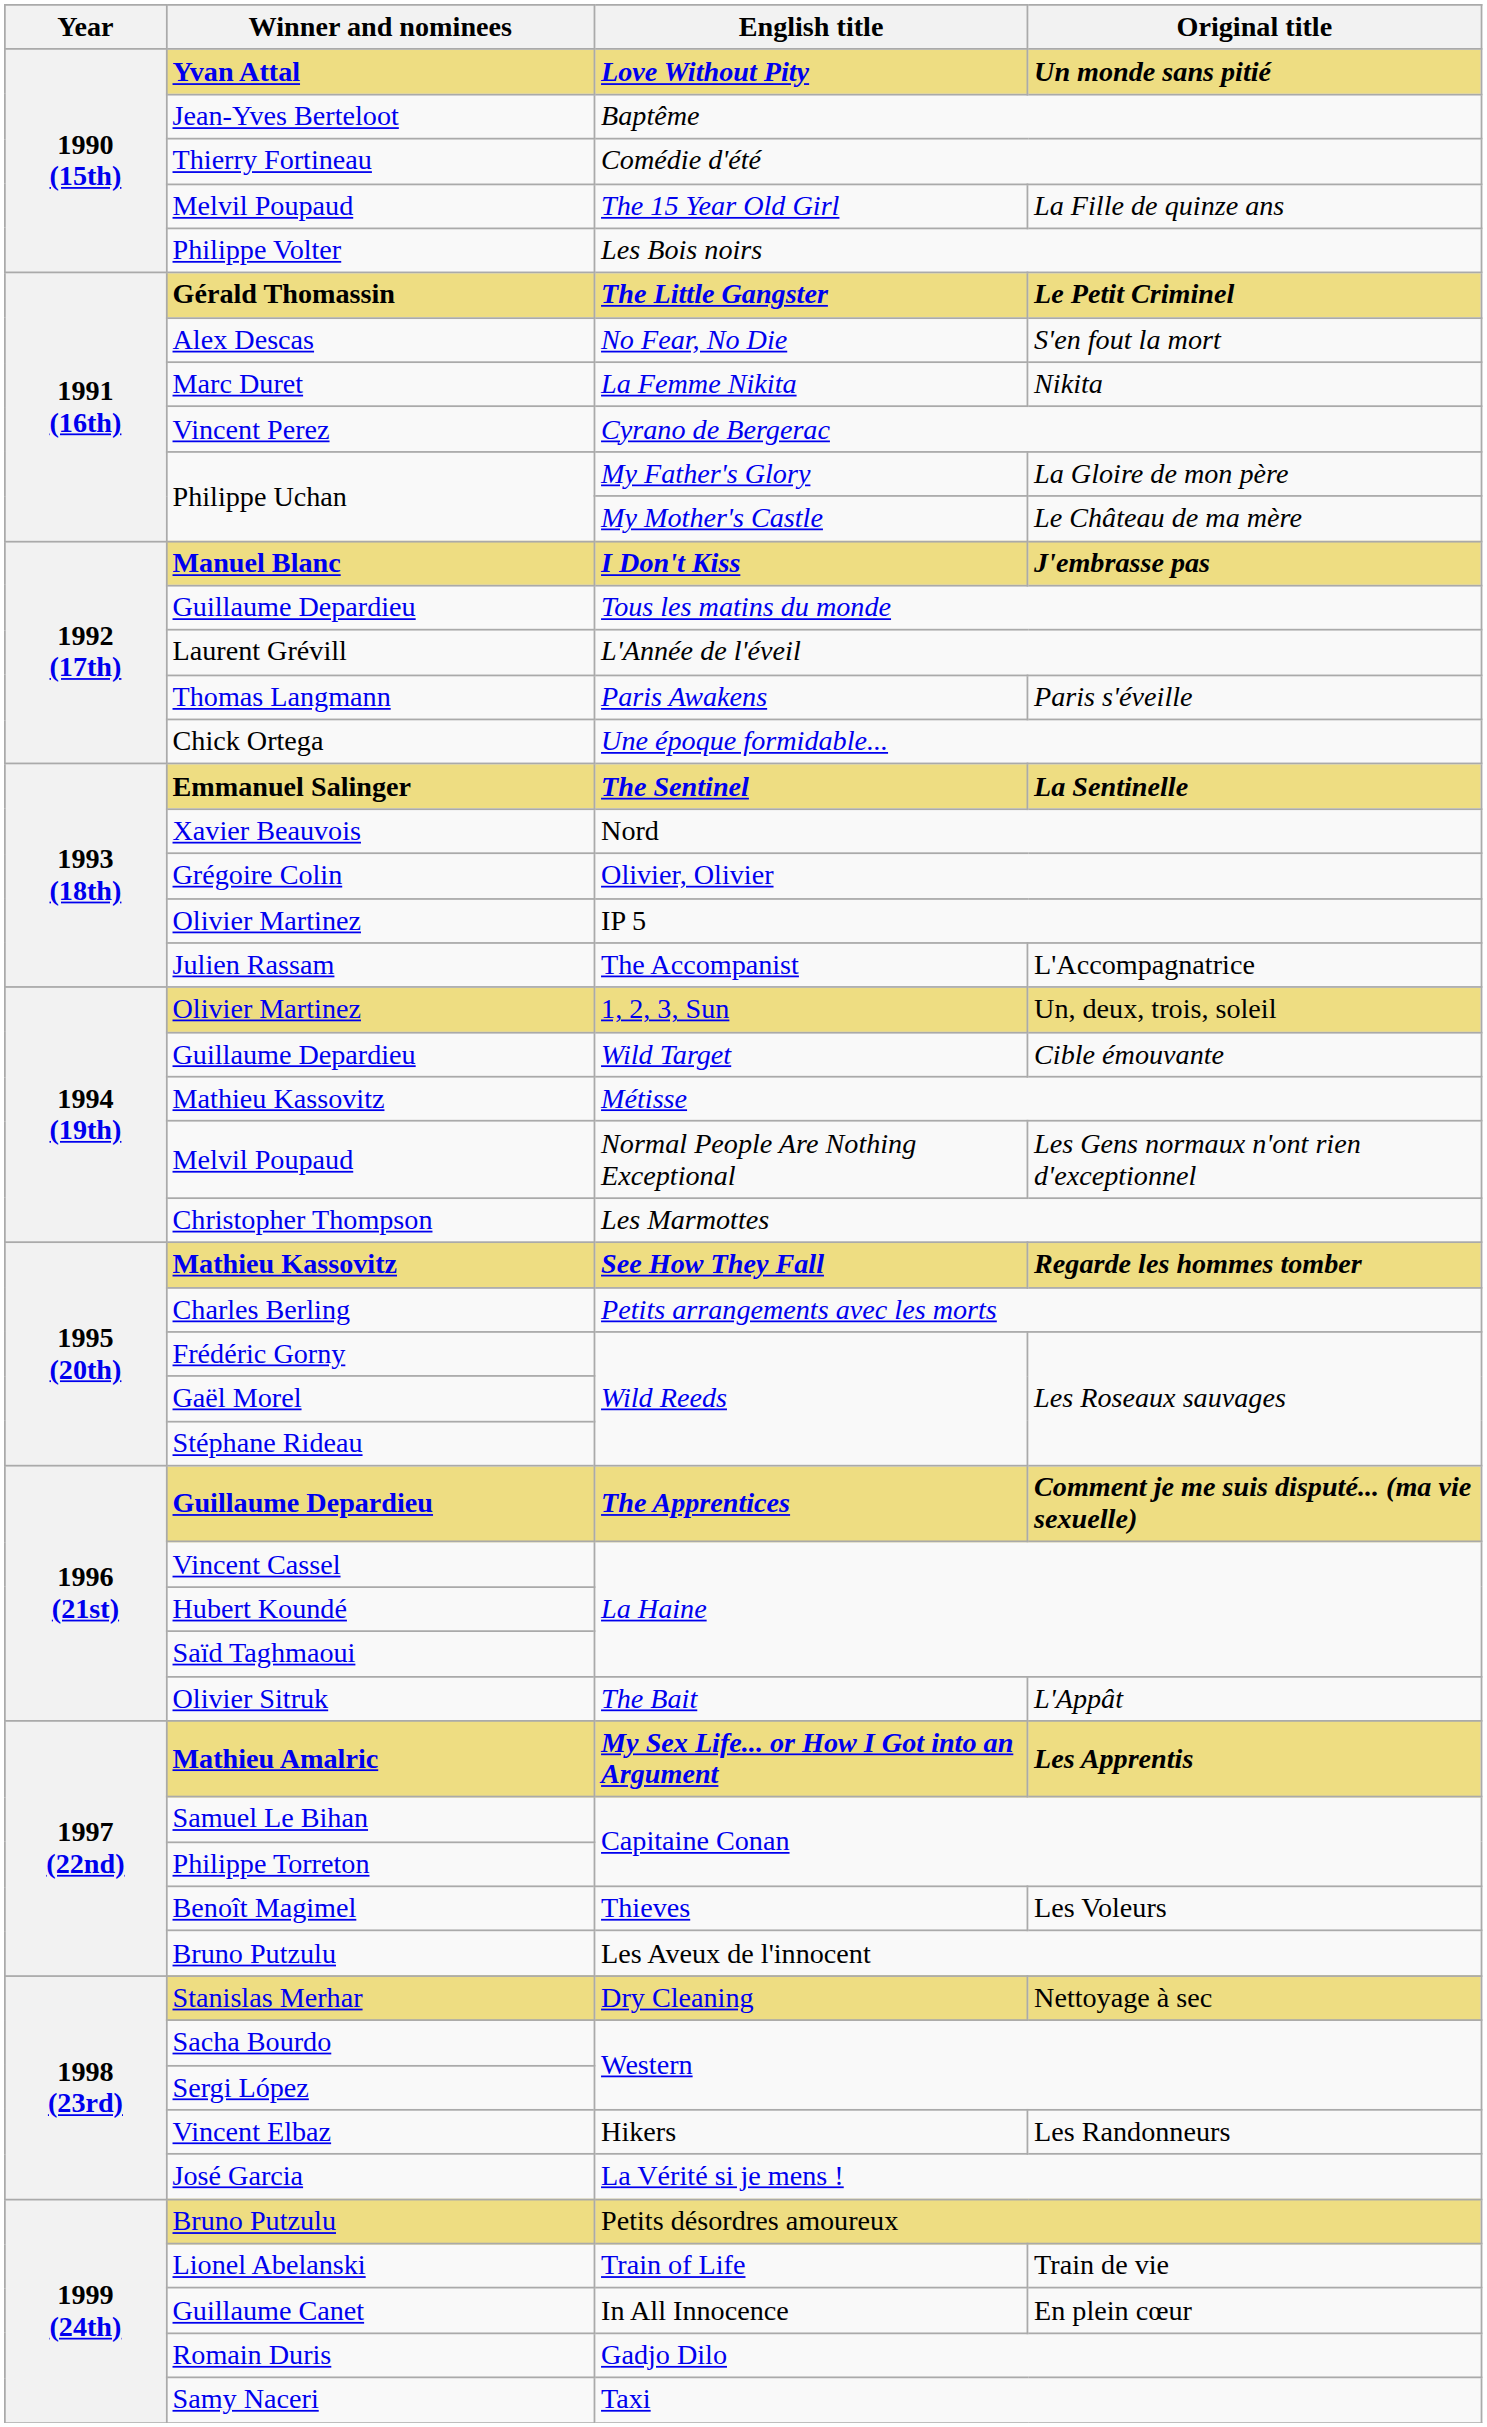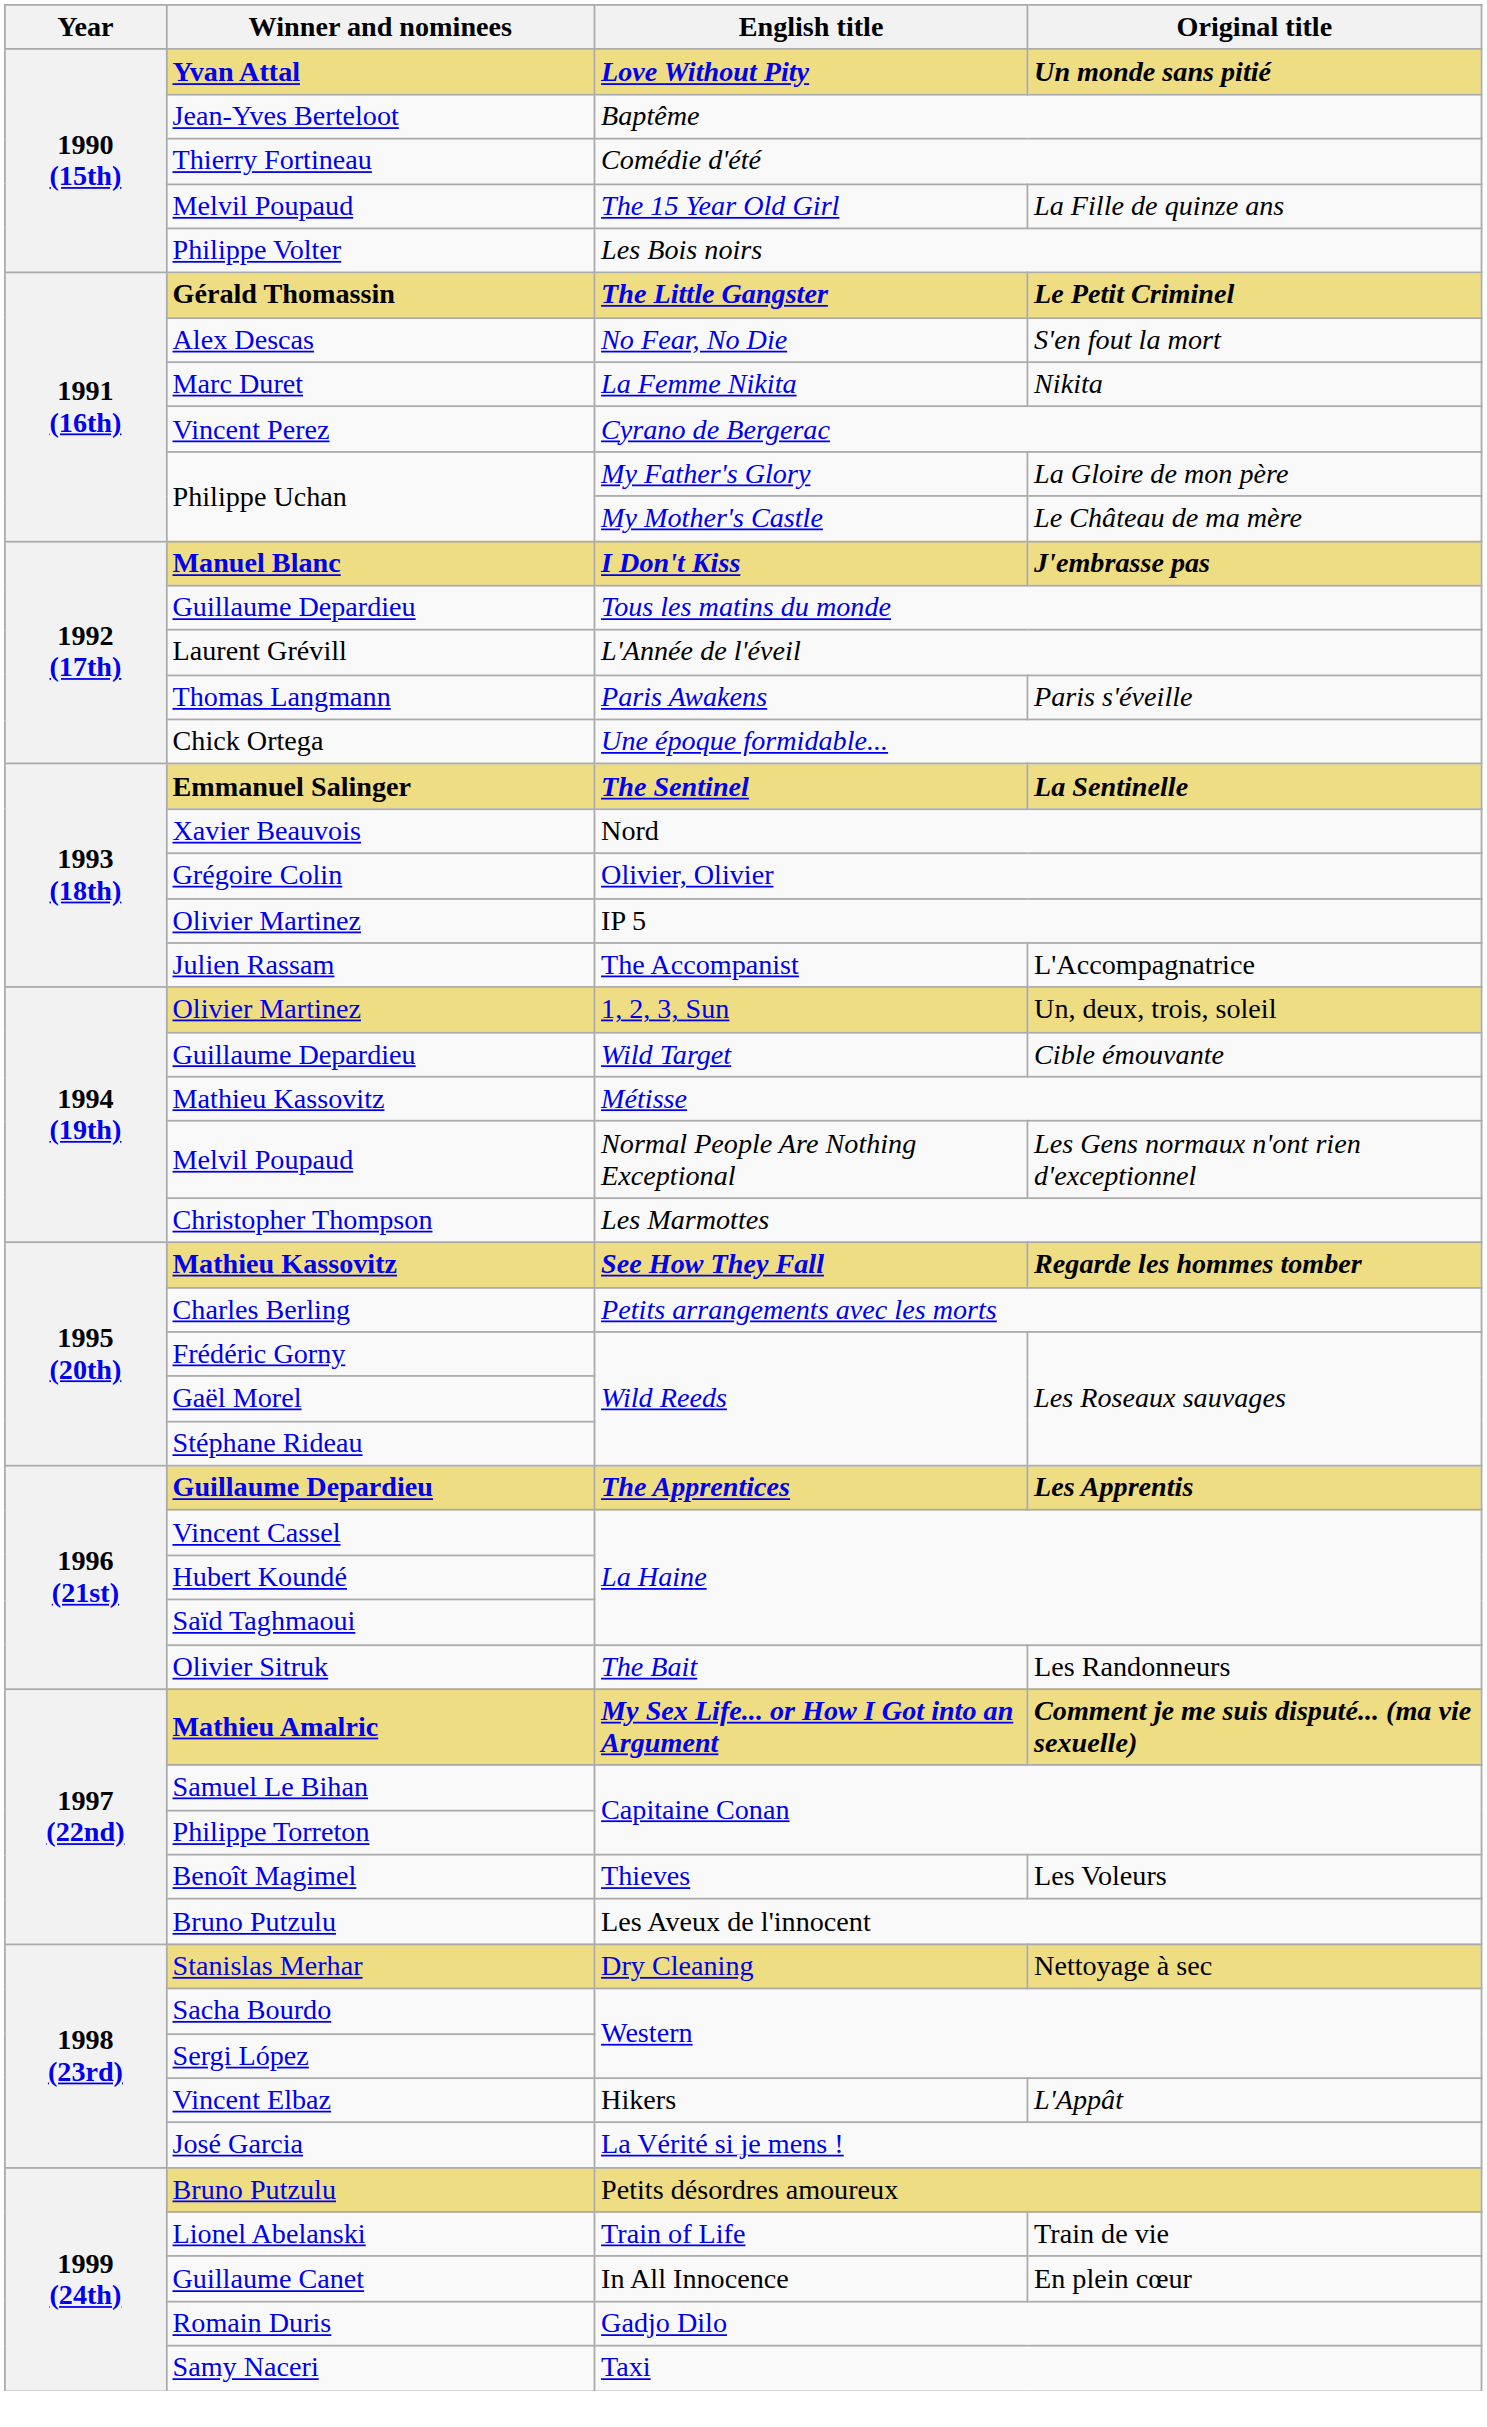(1253, 1503) Comment je me suis disputé... (ma vie sexuelle) -> (1114, 1487) Les Apprentis
(1079, 1697) L'Appât -> (1132, 1666) Les Randonneurs
(1114, 1758) Les Apprentis -> (1253, 1726) Comment je me suis disputé... (ma vie sexuelle)
(1132, 2131) Les Randonneurs -> (1079, 2099) L'Appât
